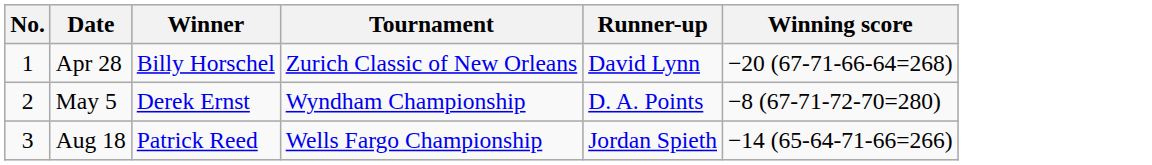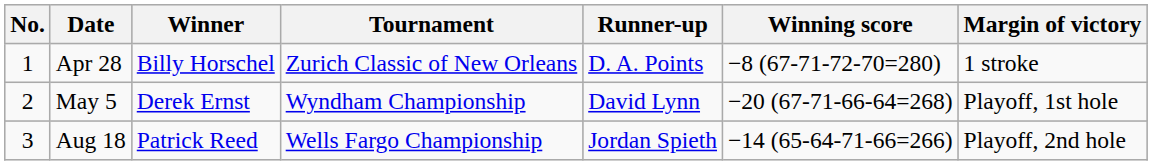+ column: (1052, 24)
(644, 62) David Lynn -> (646, 62) D. A. Points
(840, 62) −20 (67-71-66-64=268) -> (834, 62) −8 (67-71-72-70=280)
(646, 101) D. A. Points -> (644, 101) David Lynn
(834, 101) −8 (67-71-72-70=280) -> (840, 101) −20 (67-71-66-64=268)
